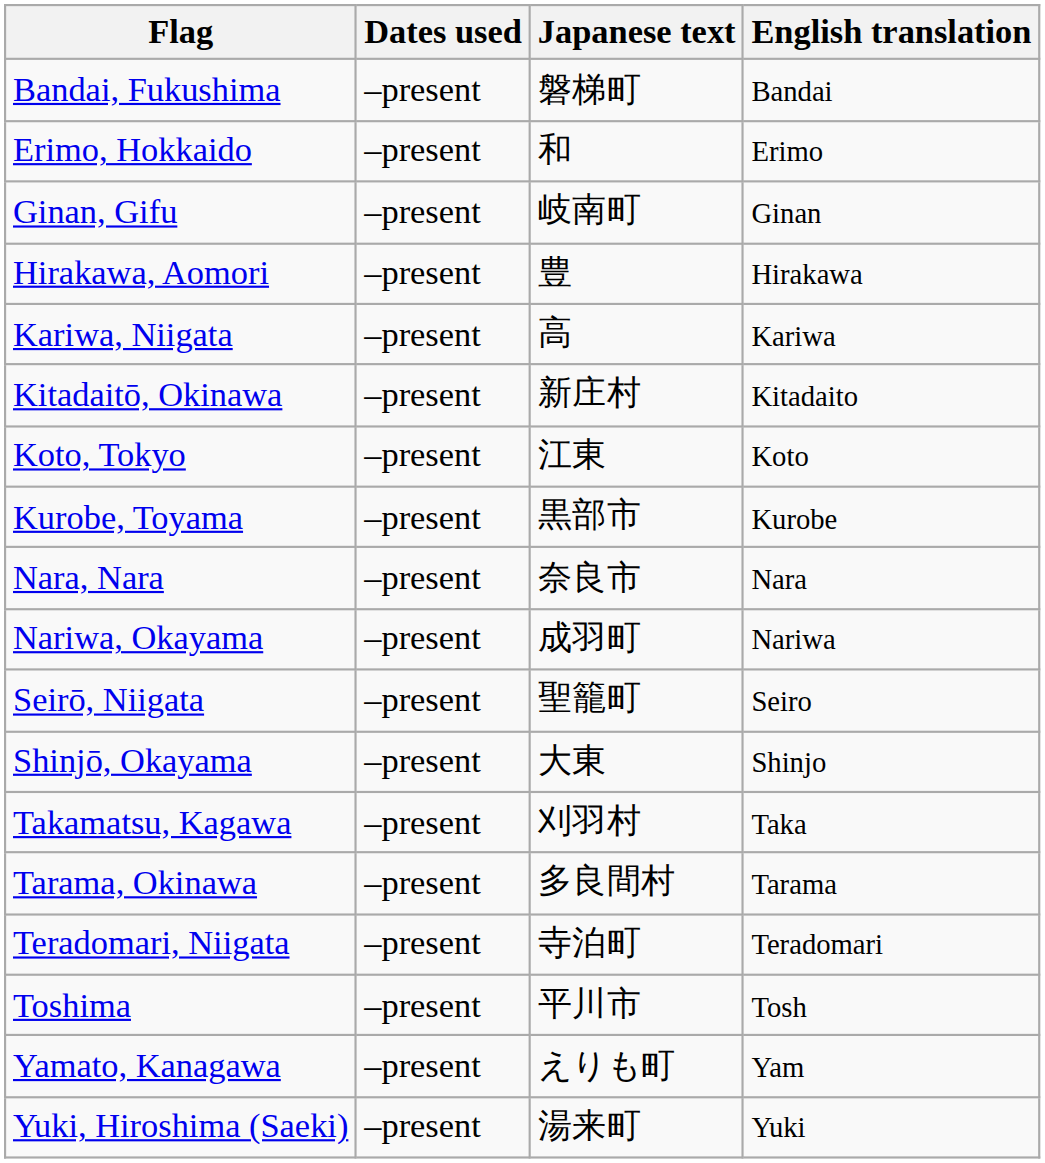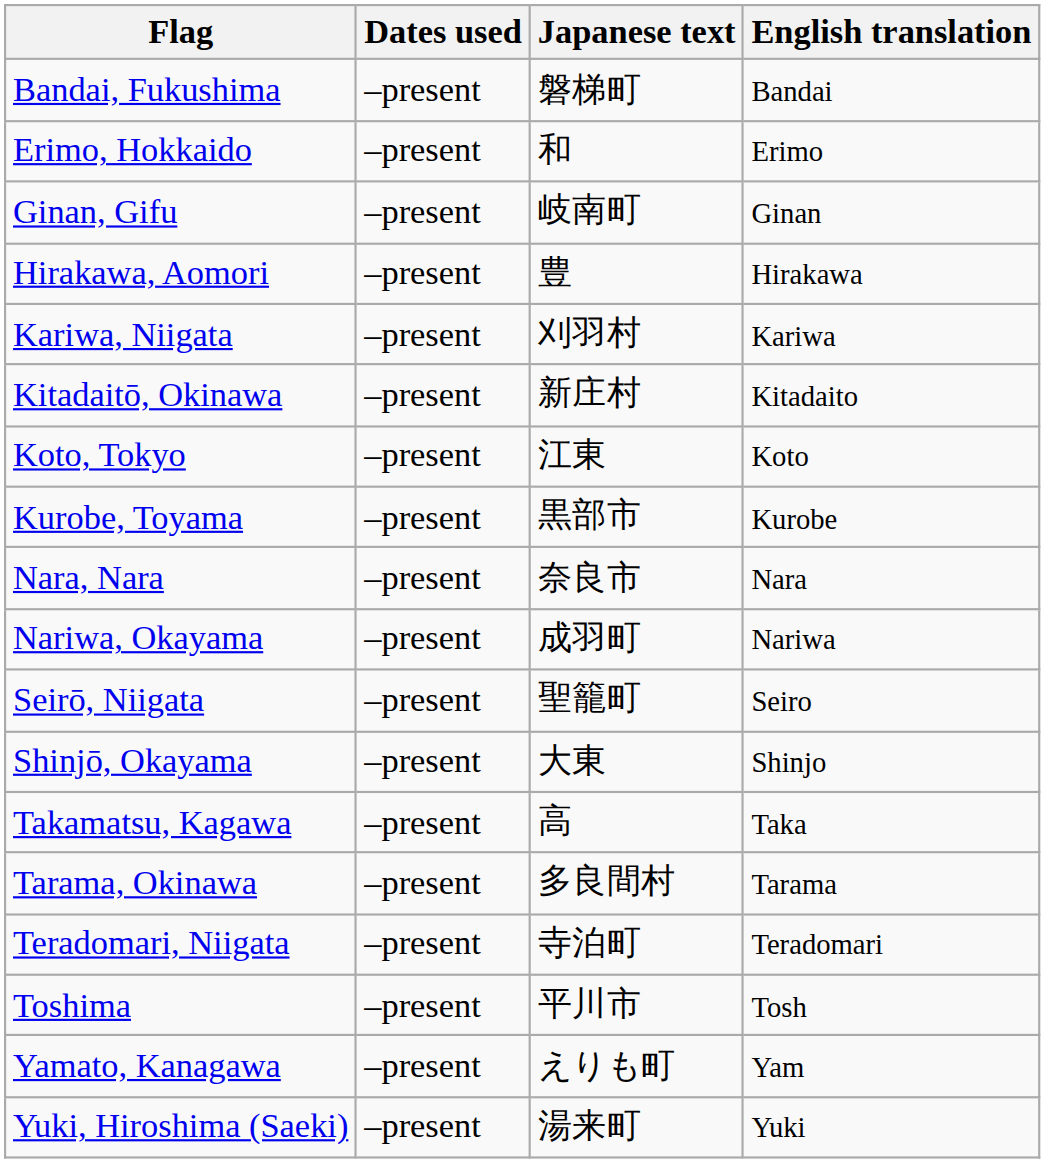(555, 332) 高 -> (589, 332) 刈羽村
(589, 820) 刈羽村 -> (555, 820) 高
